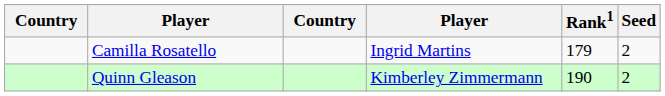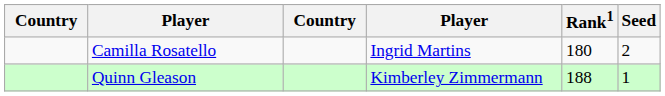(579, 50) 179 -> (579, 50) 180
(579, 77) 190 -> (579, 77) 188
(626, 77) 2 -> (626, 77) 1
